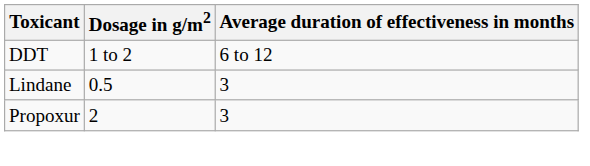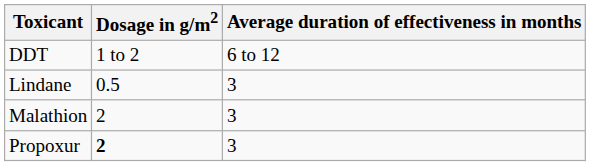+ row: (48, 115)
(93, 115) normal -> (101, 145) bold
